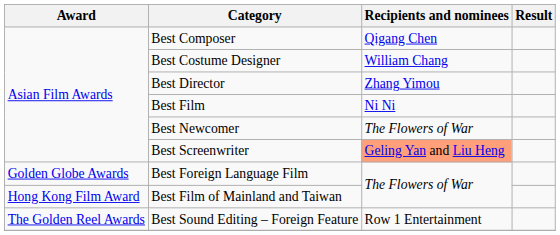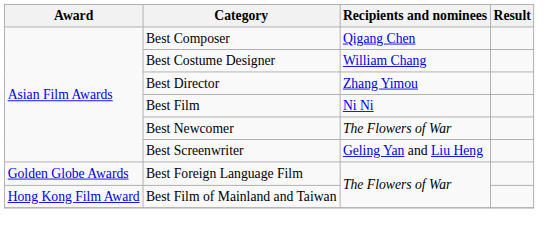(435, 151) lightsalmon background -> (413, 151) no background
- row: (255, 218)
